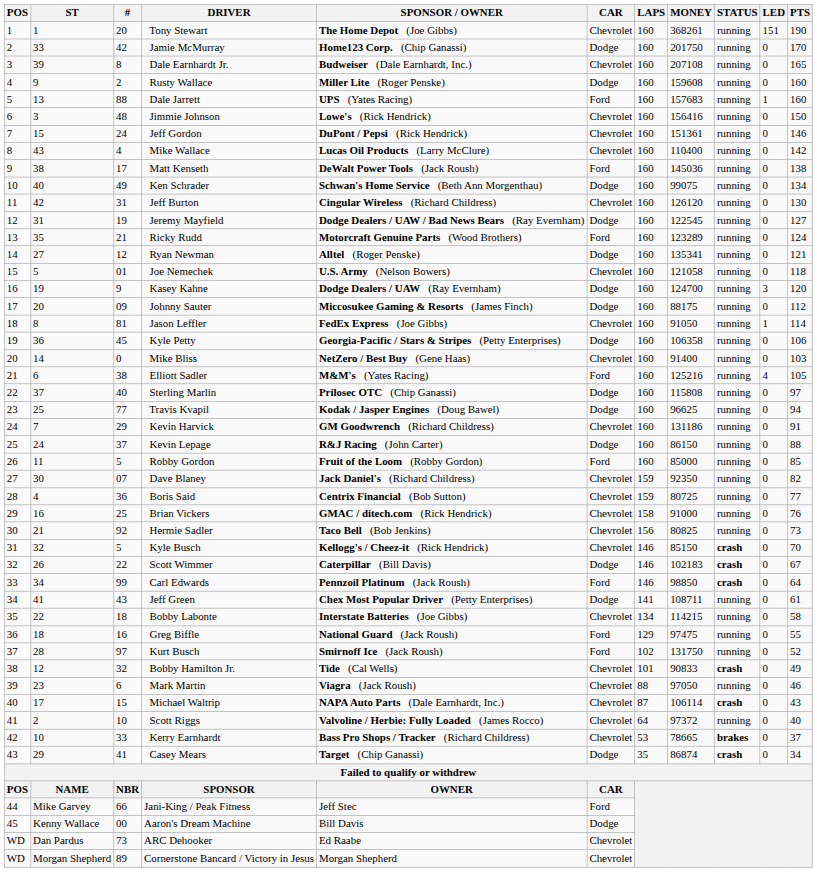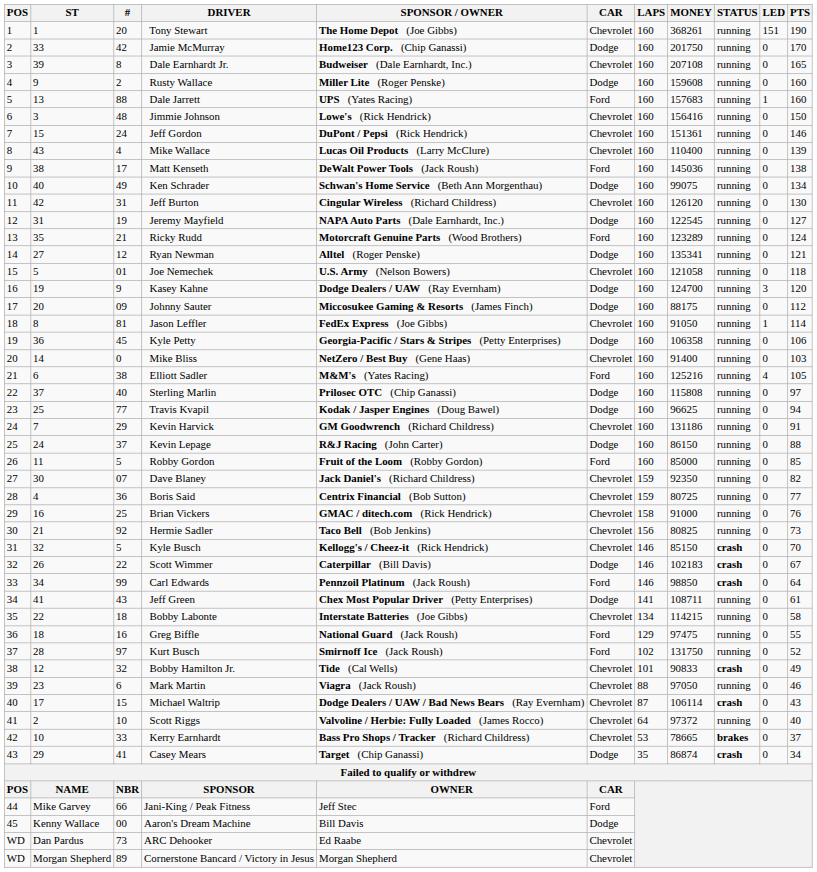(798, 151) 142 -> (798, 151) 139
(452, 220) Dodge Dealers / UAW / Bad News Bears (Ray Evernham) -> (411, 220) NAPA Auto Parts (Dale Earnhardt, Inc.)
(411, 703) NAPA Auto Parts (Dale Earnhardt, Inc.) -> (452, 703) Dodge Dealers / UAW / Bad News Bears (Ray Evernham)
